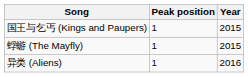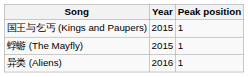columns swapped: (183, 12) <-> (230, 12)
